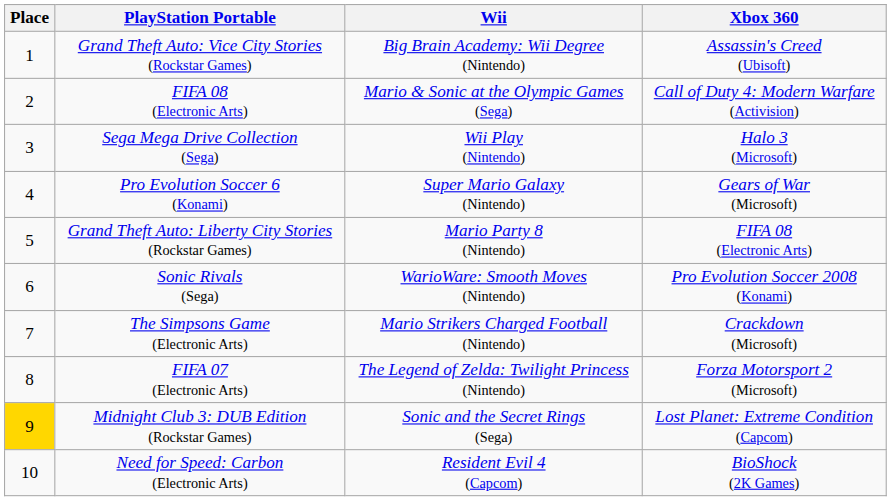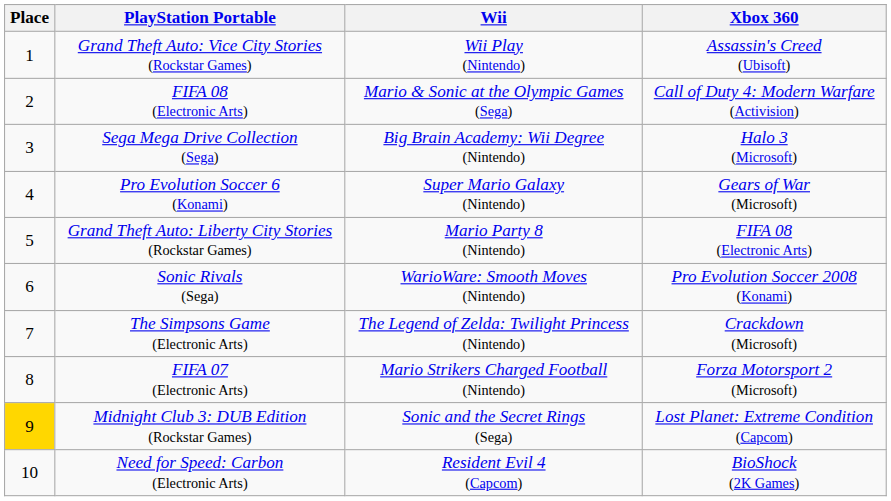(494, 54) Big Brain Academy: Wii Degree (Nintendo) -> (494, 54) Wii Play (Nintendo)
(494, 147) Wii Play (Nintendo) -> (494, 147) Big Brain Academy: Wii Degree (Nintendo)
(494, 333) Mario Strikers Charged Football (Nintendo) -> (494, 333) The Legend of Zelda: Twilight Princess (Nintendo)
(494, 379) The Legend of Zelda: Twilight Princess (Nintendo) -> (494, 379) Mario Strikers Charged Football (Nintendo)
